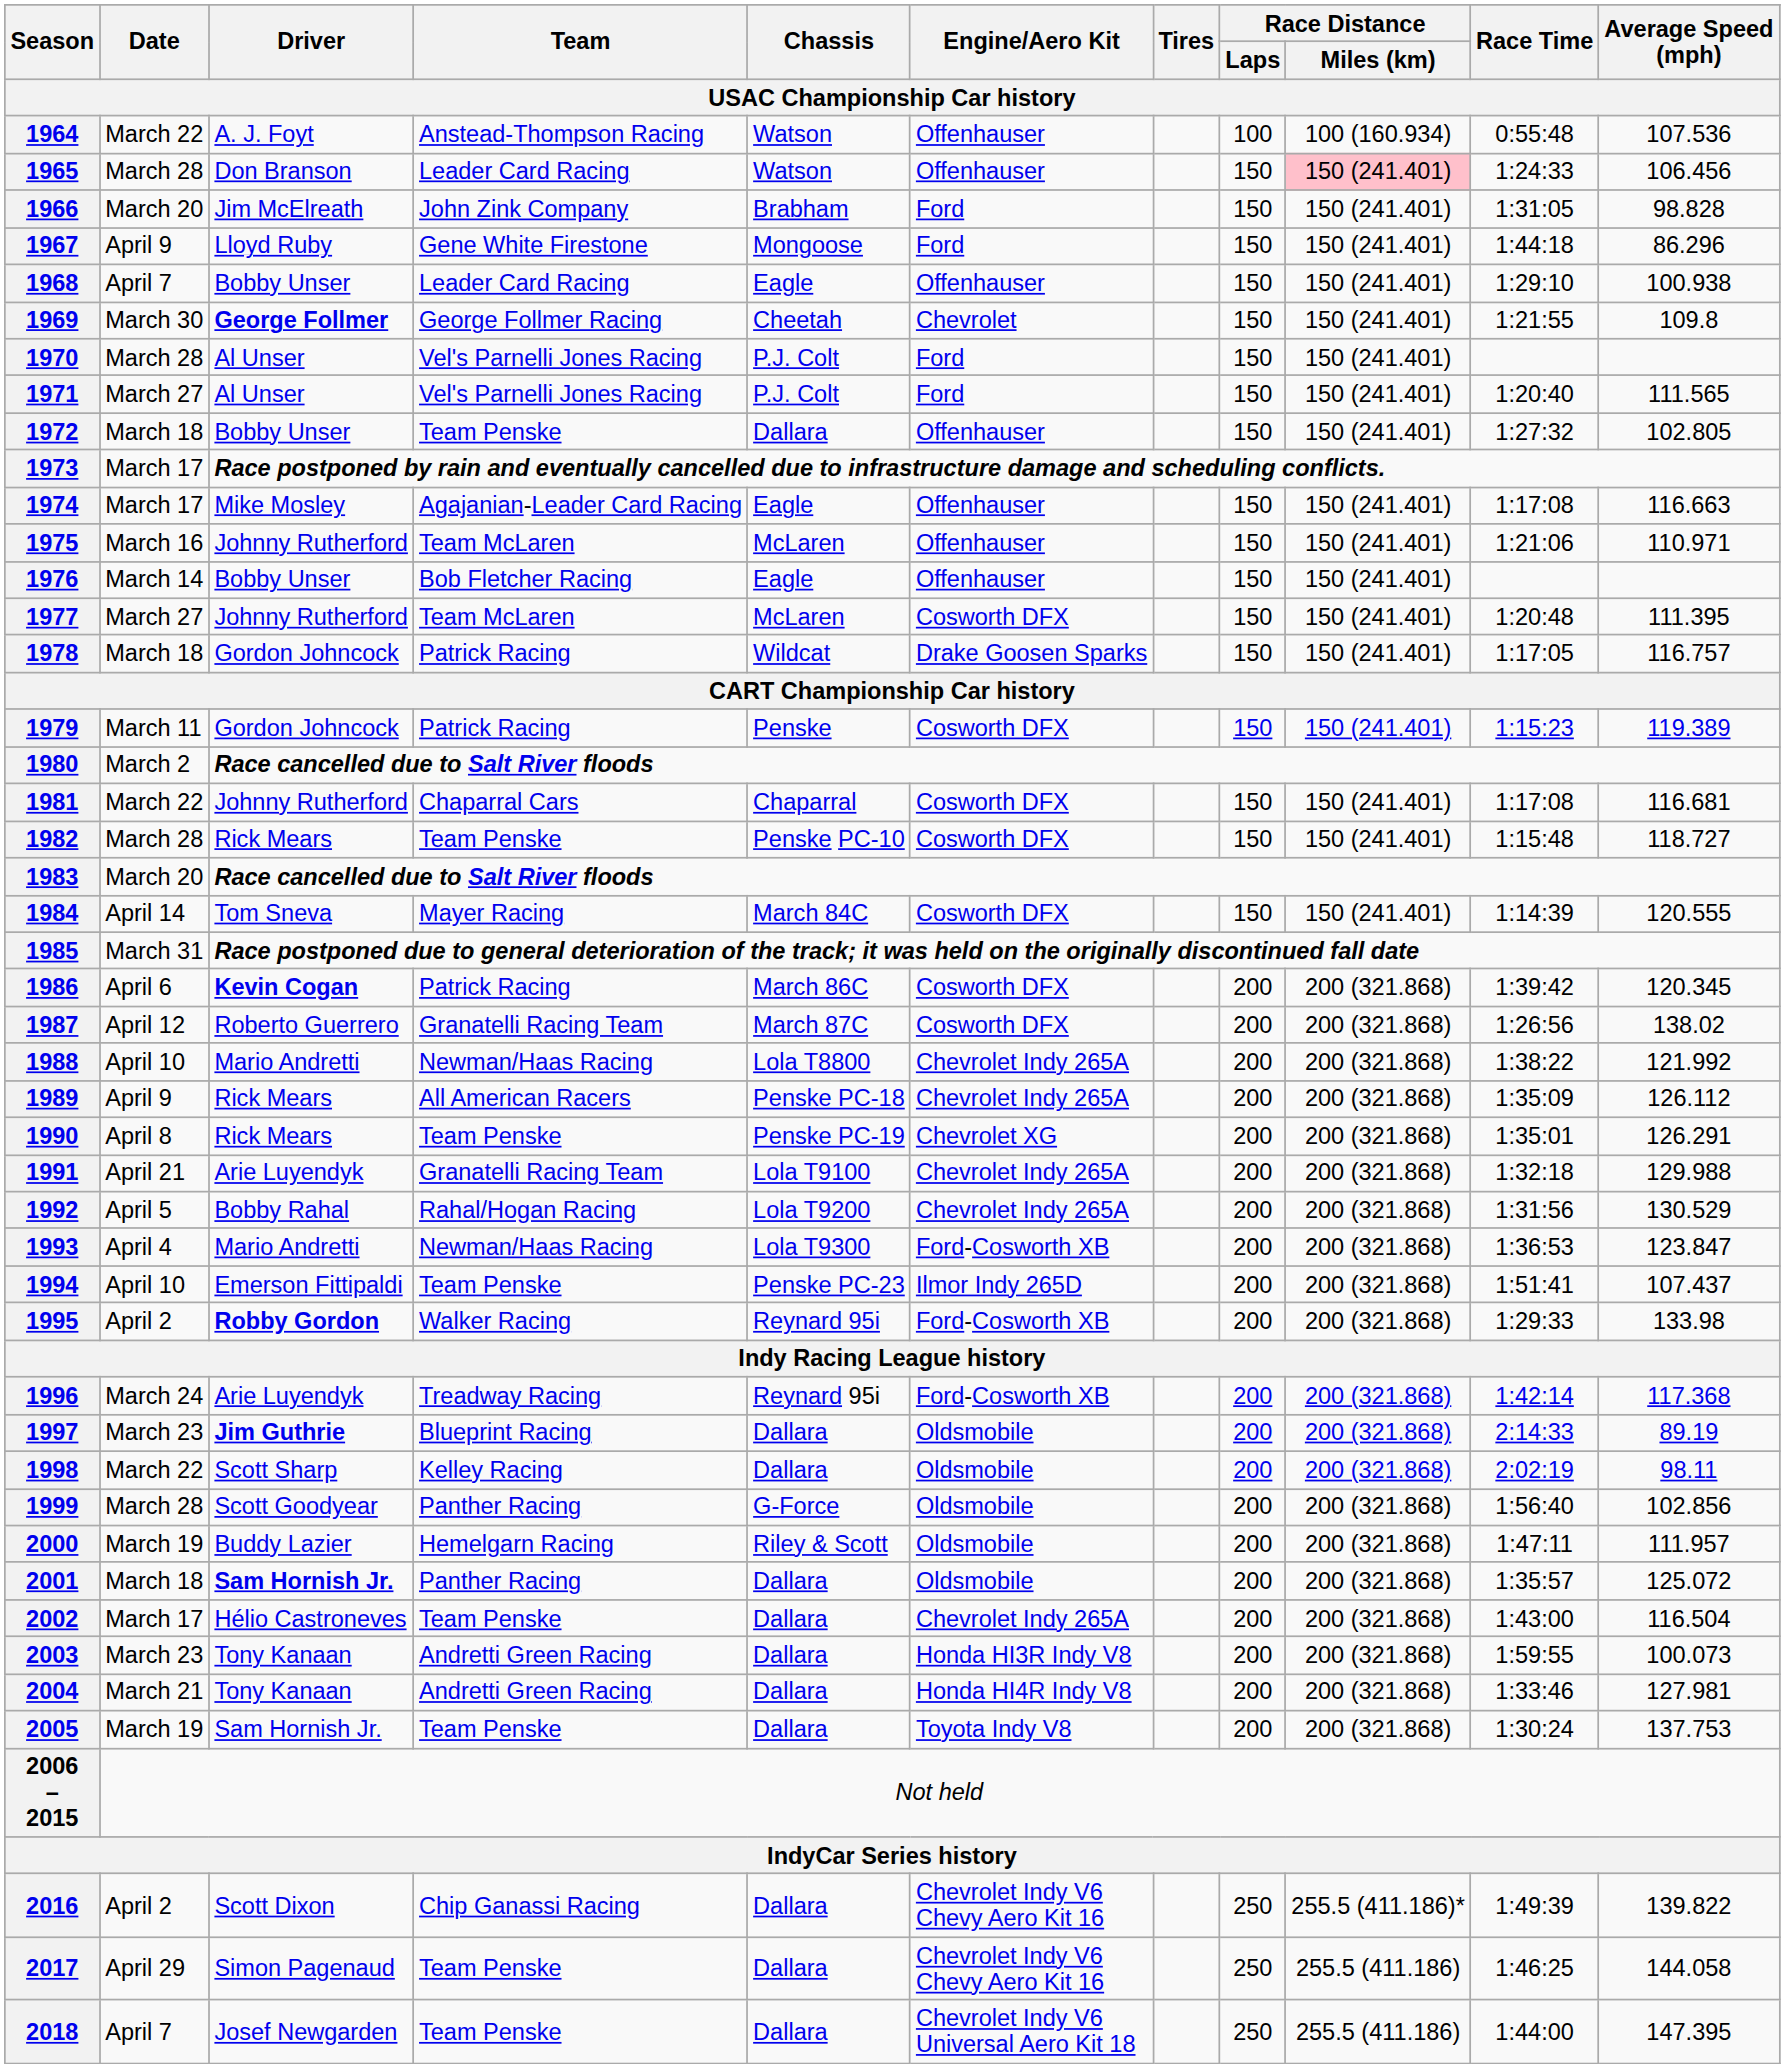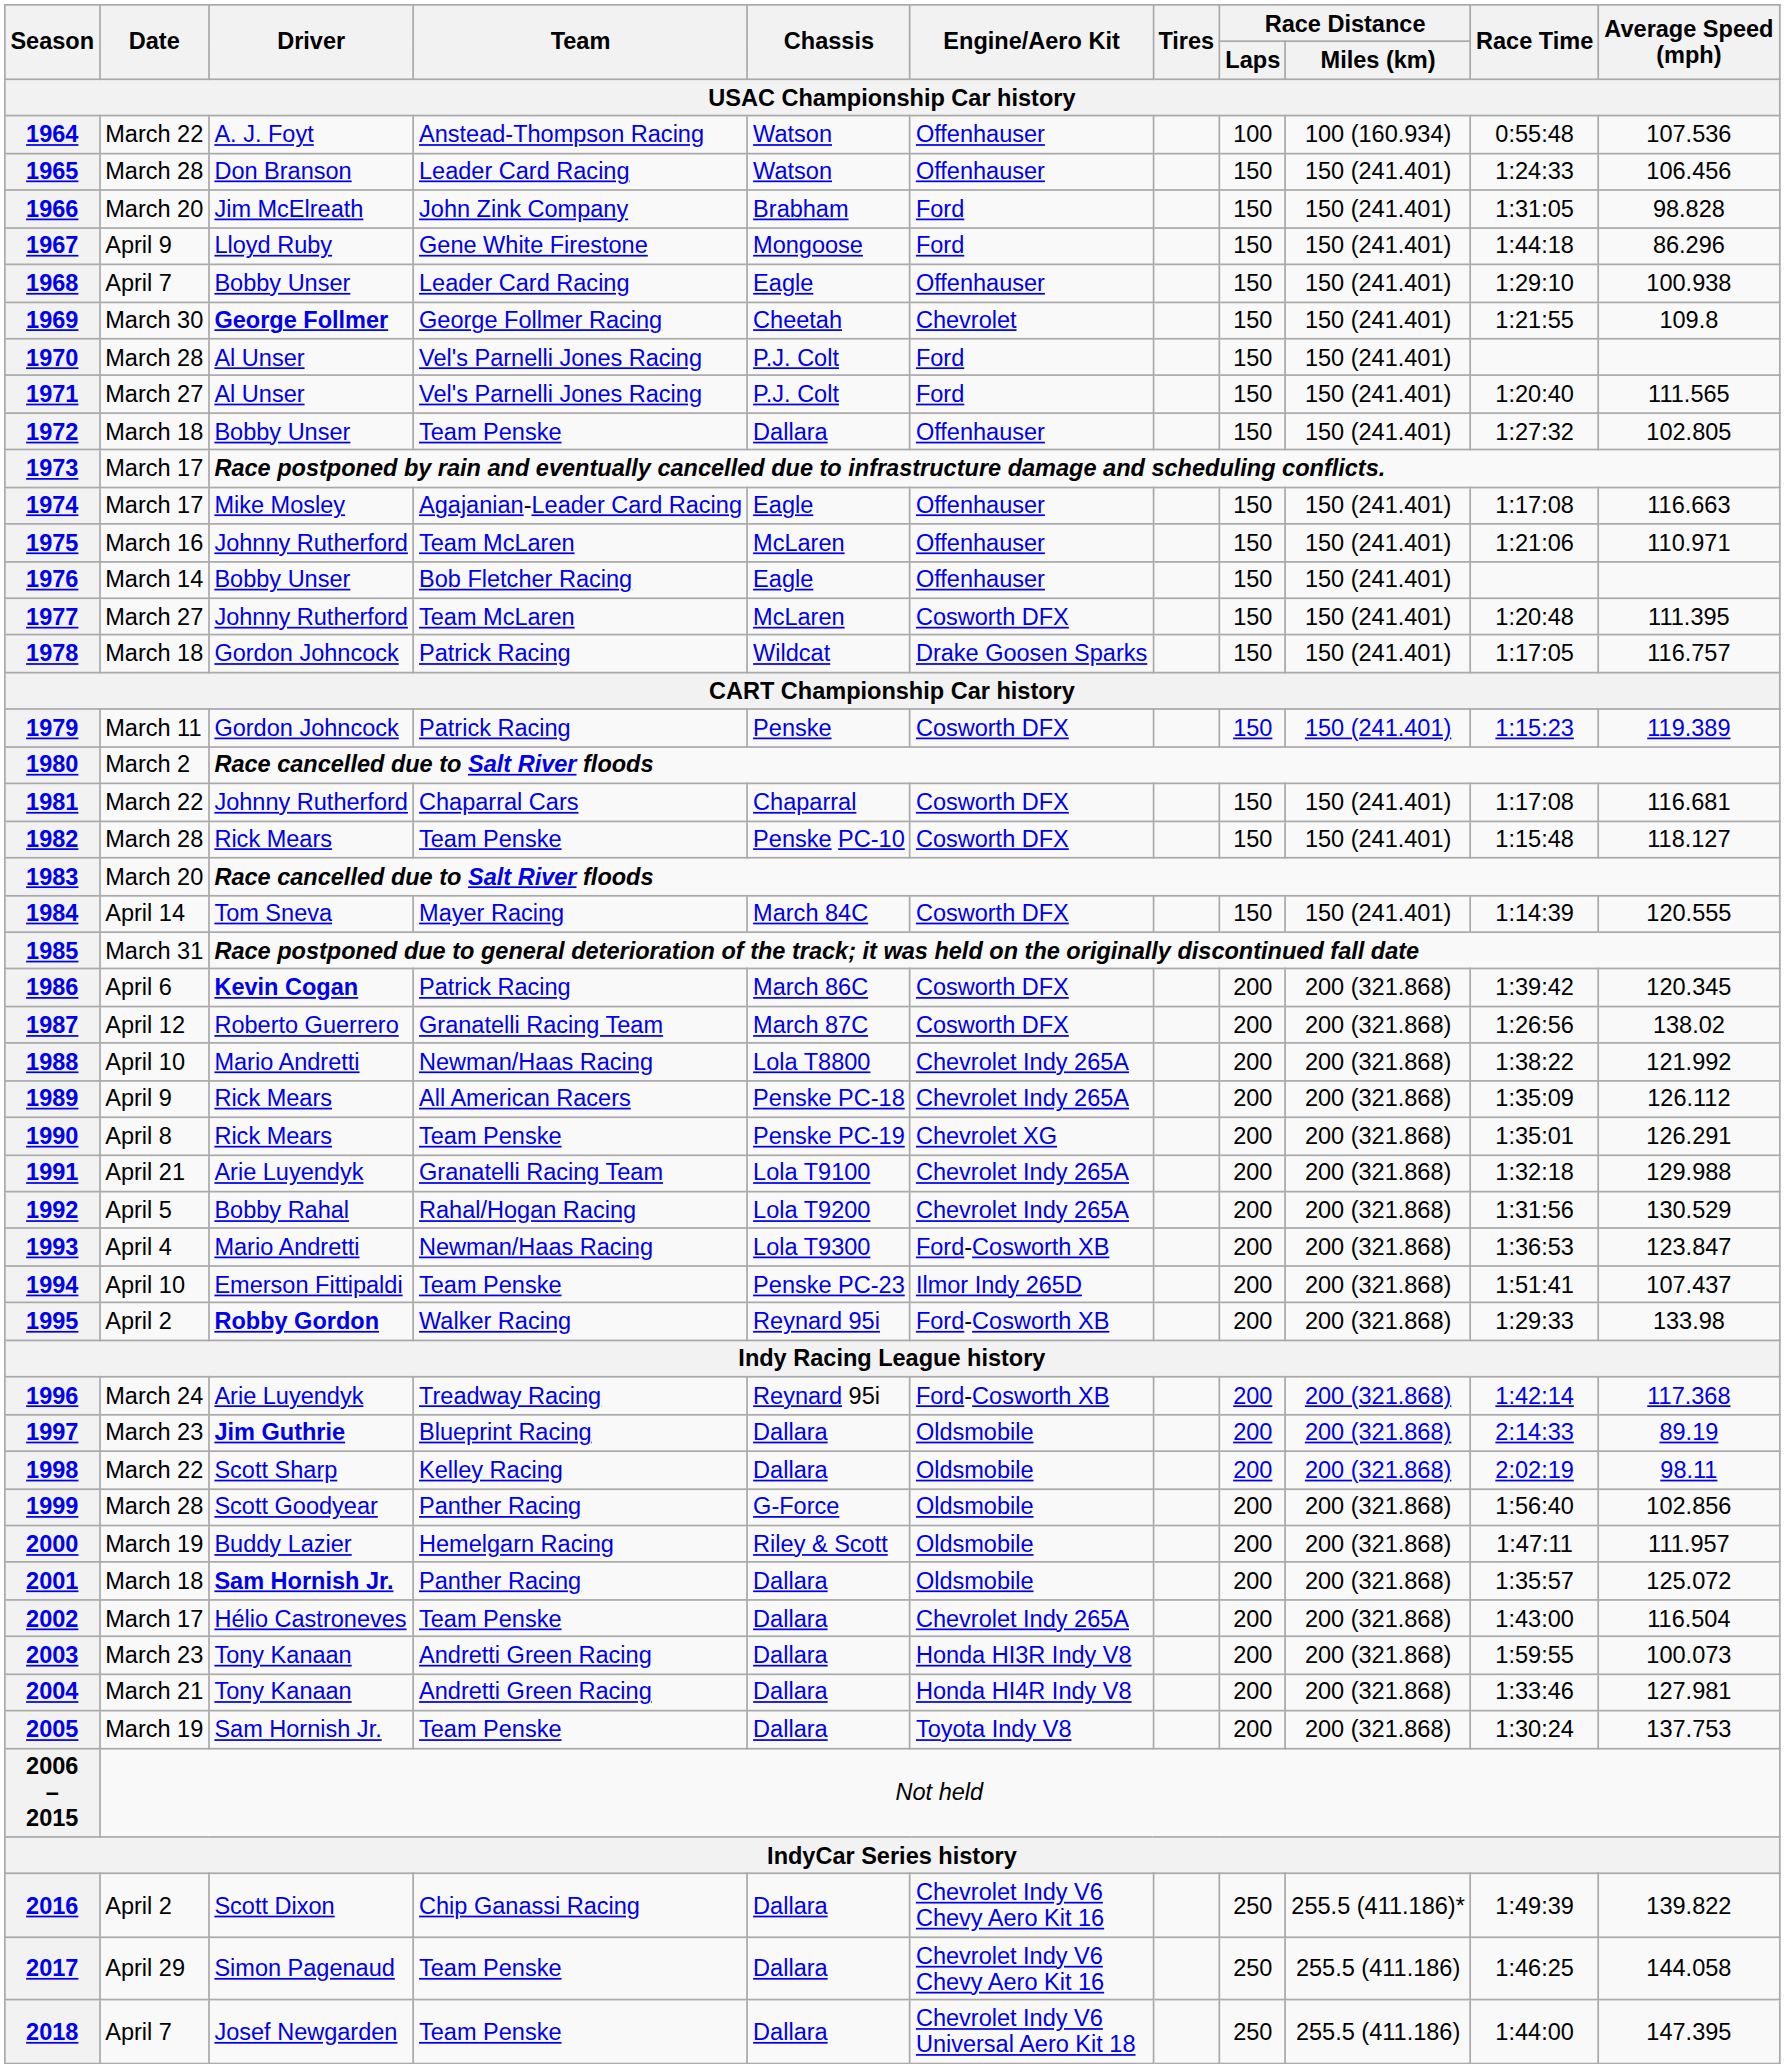(1378, 171) pink background -> (1378, 171) no background
(1689, 839) 118.727 -> (1689, 839) 118.127
